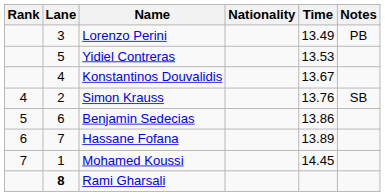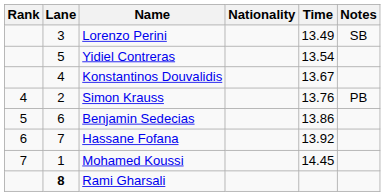(359, 35) PB -> (359, 35) SB
(318, 56) 13.53 -> (318, 56) 13.54
(359, 98) SB -> (359, 98) PB
(318, 139) 13.89 -> (318, 139) 13.92
